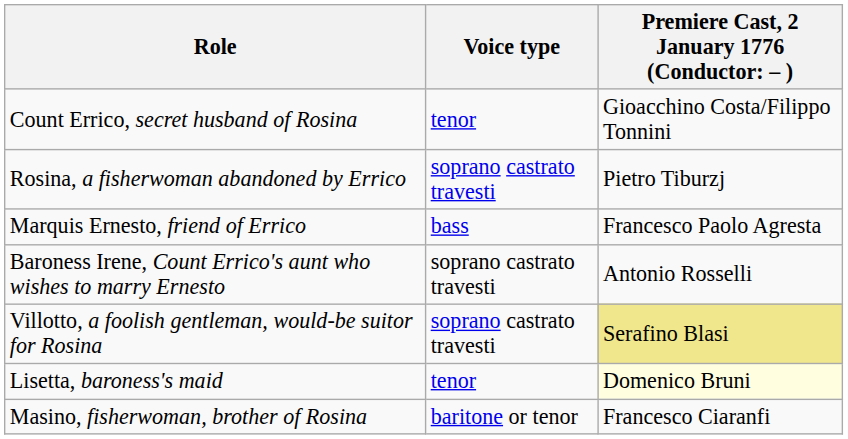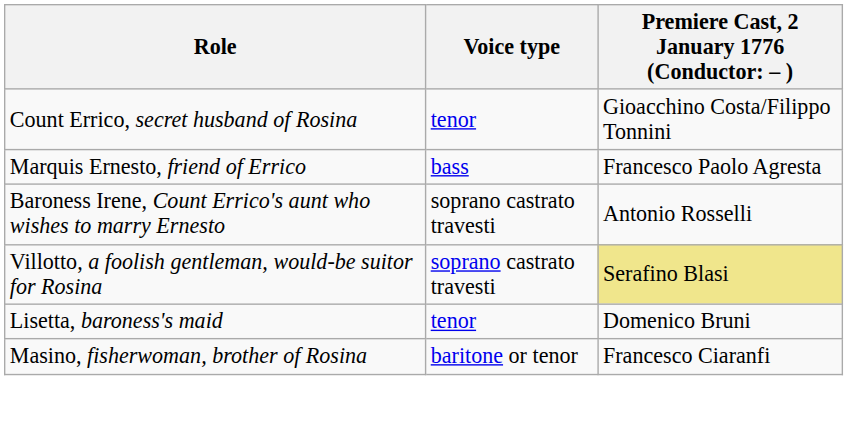- row: (208, 178)
(677, 381) lightyellow background -> (677, 321) no background
